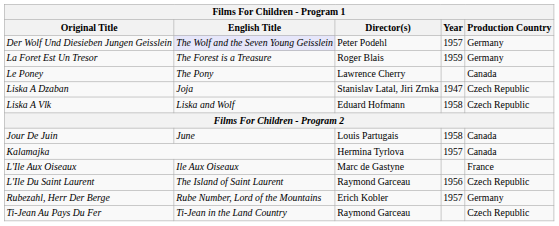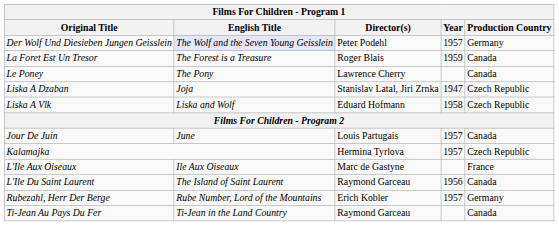(485, 58) Germany -> (482, 58) Canada
(453, 136) 1958 -> (453, 136) 1957
(482, 151) Canada -> (498, 151) Czech Republic
(498, 182) Czech Republic -> (482, 182) Canada
(498, 213) Czech Republic -> (482, 213) Canada
